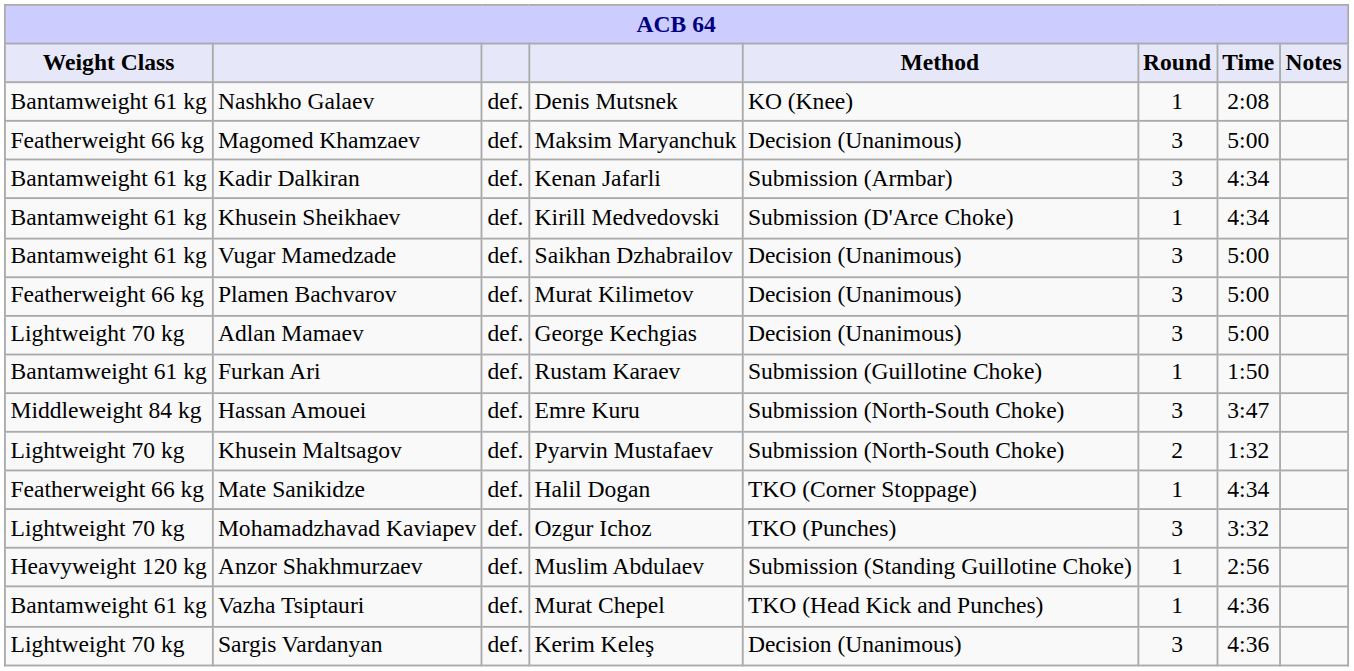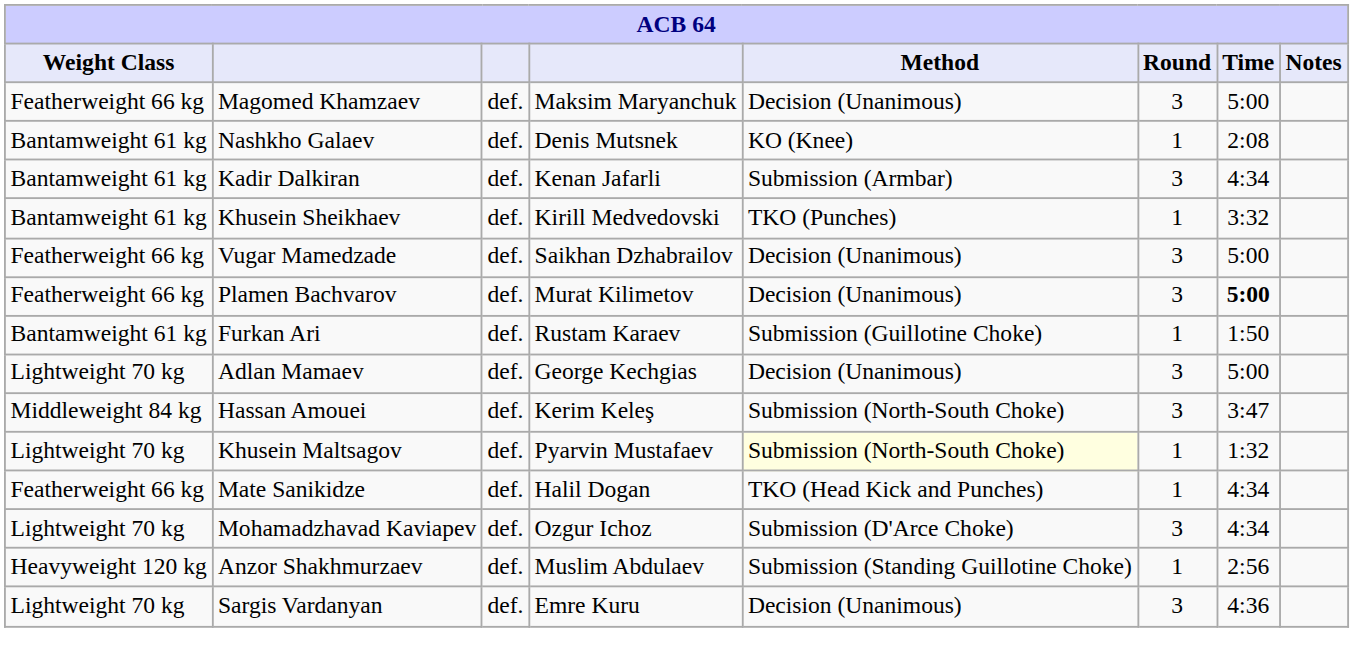rows swapped: (319, 140) <-> (296, 101)
(881, 217) Submission (D'Arce Choke) -> (822, 217) TKO (Punches)
(1248, 217) 4:34 -> (1248, 217) 3:32
(109, 256) Bantamweight 61 kg -> (107, 256) Featherweight 66 kg
(1248, 295) normal -> (1248, 295) bold
rows swapped: (291, 334) <-> (269, 373)
(587, 411) Emre Kuru -> (594, 411) Kerim Keleş
(906, 450) no background -> (906, 450) lightyellow background
(1177, 450) 2 -> (1177, 450) 1
(862, 489) TKO (Corner Stoppage) -> (896, 489) TKO (Head Kick and Punches)
(822, 528) TKO (Punches) -> (881, 528) Submission (D'Arce Choke)
(1248, 528) 3:32 -> (1248, 528) 4:34
- row: (291, 605)
(594, 644) Kerim Keleş -> (587, 605) Emre Kuru
